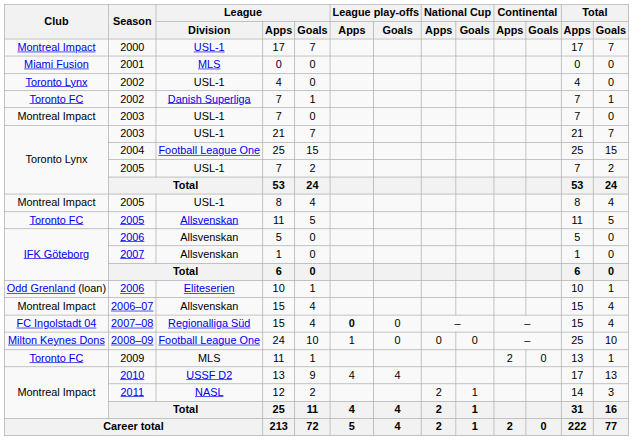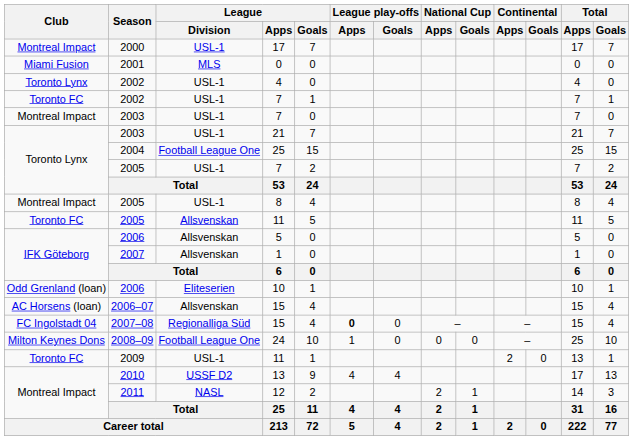(209, 99) Danish Superliga -> (209, 99) USL-1
(56, 306) Montreal Impact -> (56, 306) AC Horsens (loan)
(209, 358) MLS -> (209, 358) USL-1
